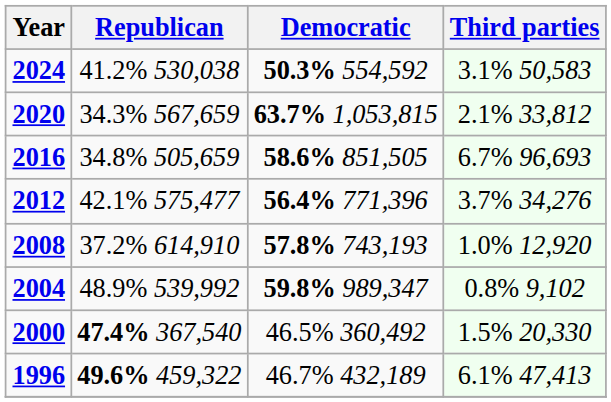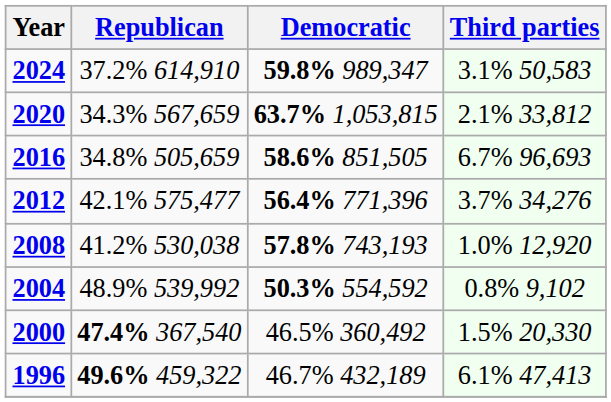(159, 70) 41.2% 530,038 -> (159, 70) 37.2% 614,910
(346, 70) 50.3% 554,592 -> (346, 70) 59.8% 989,347
(159, 244) 37.2% 614,910 -> (159, 244) 41.2% 530,038
(346, 287) 59.8% 989,347 -> (346, 287) 50.3% 554,592
